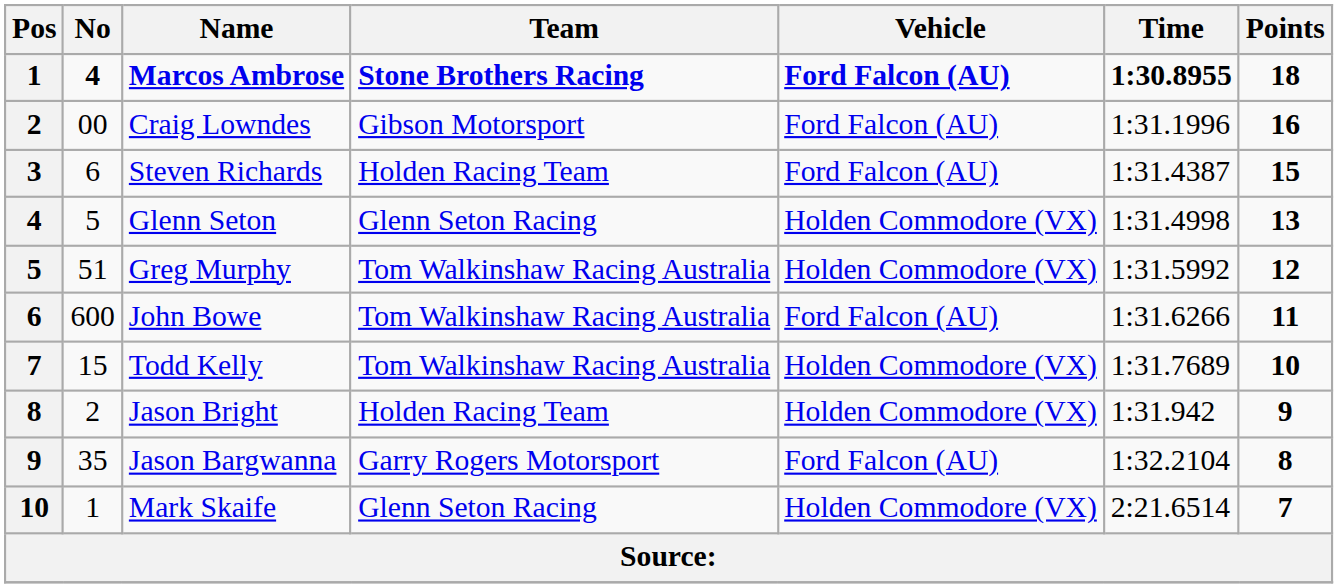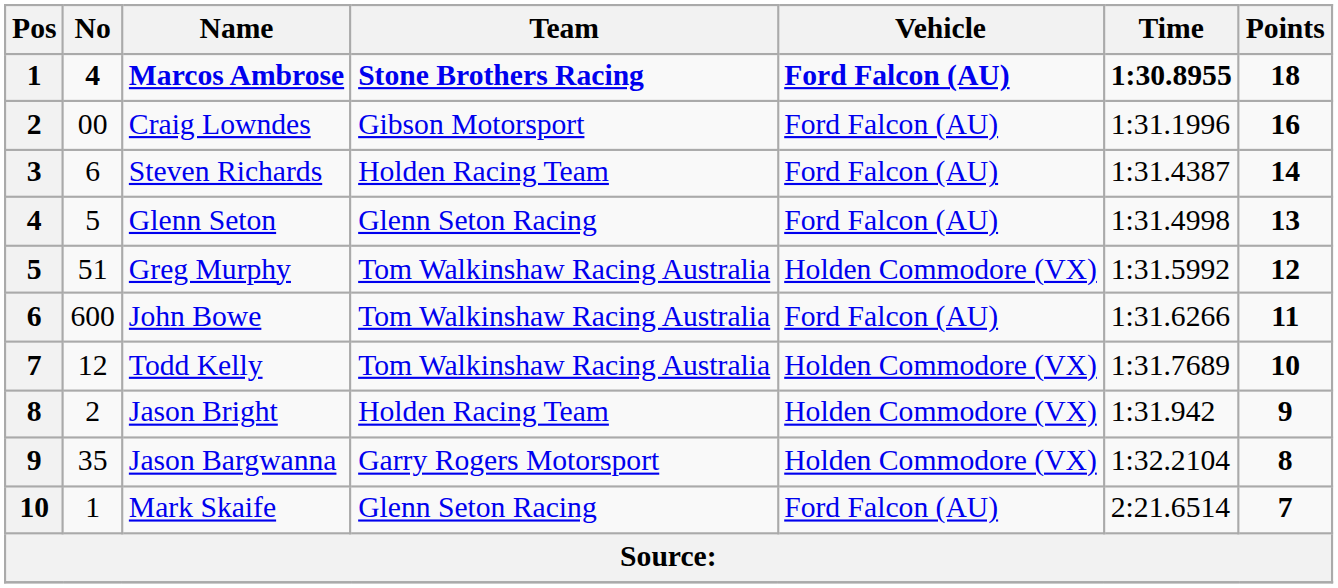(1285, 172) 15 -> (1285, 172) 14
(941, 220) Holden Commodore (VX) -> (891, 220) Ford Falcon (AU)
(93, 364) 15 -> (93, 364) 12
(891, 460) Ford Falcon (AU) -> (941, 460) Holden Commodore (VX)
(941, 509) Holden Commodore (VX) -> (891, 509) Ford Falcon (AU)
